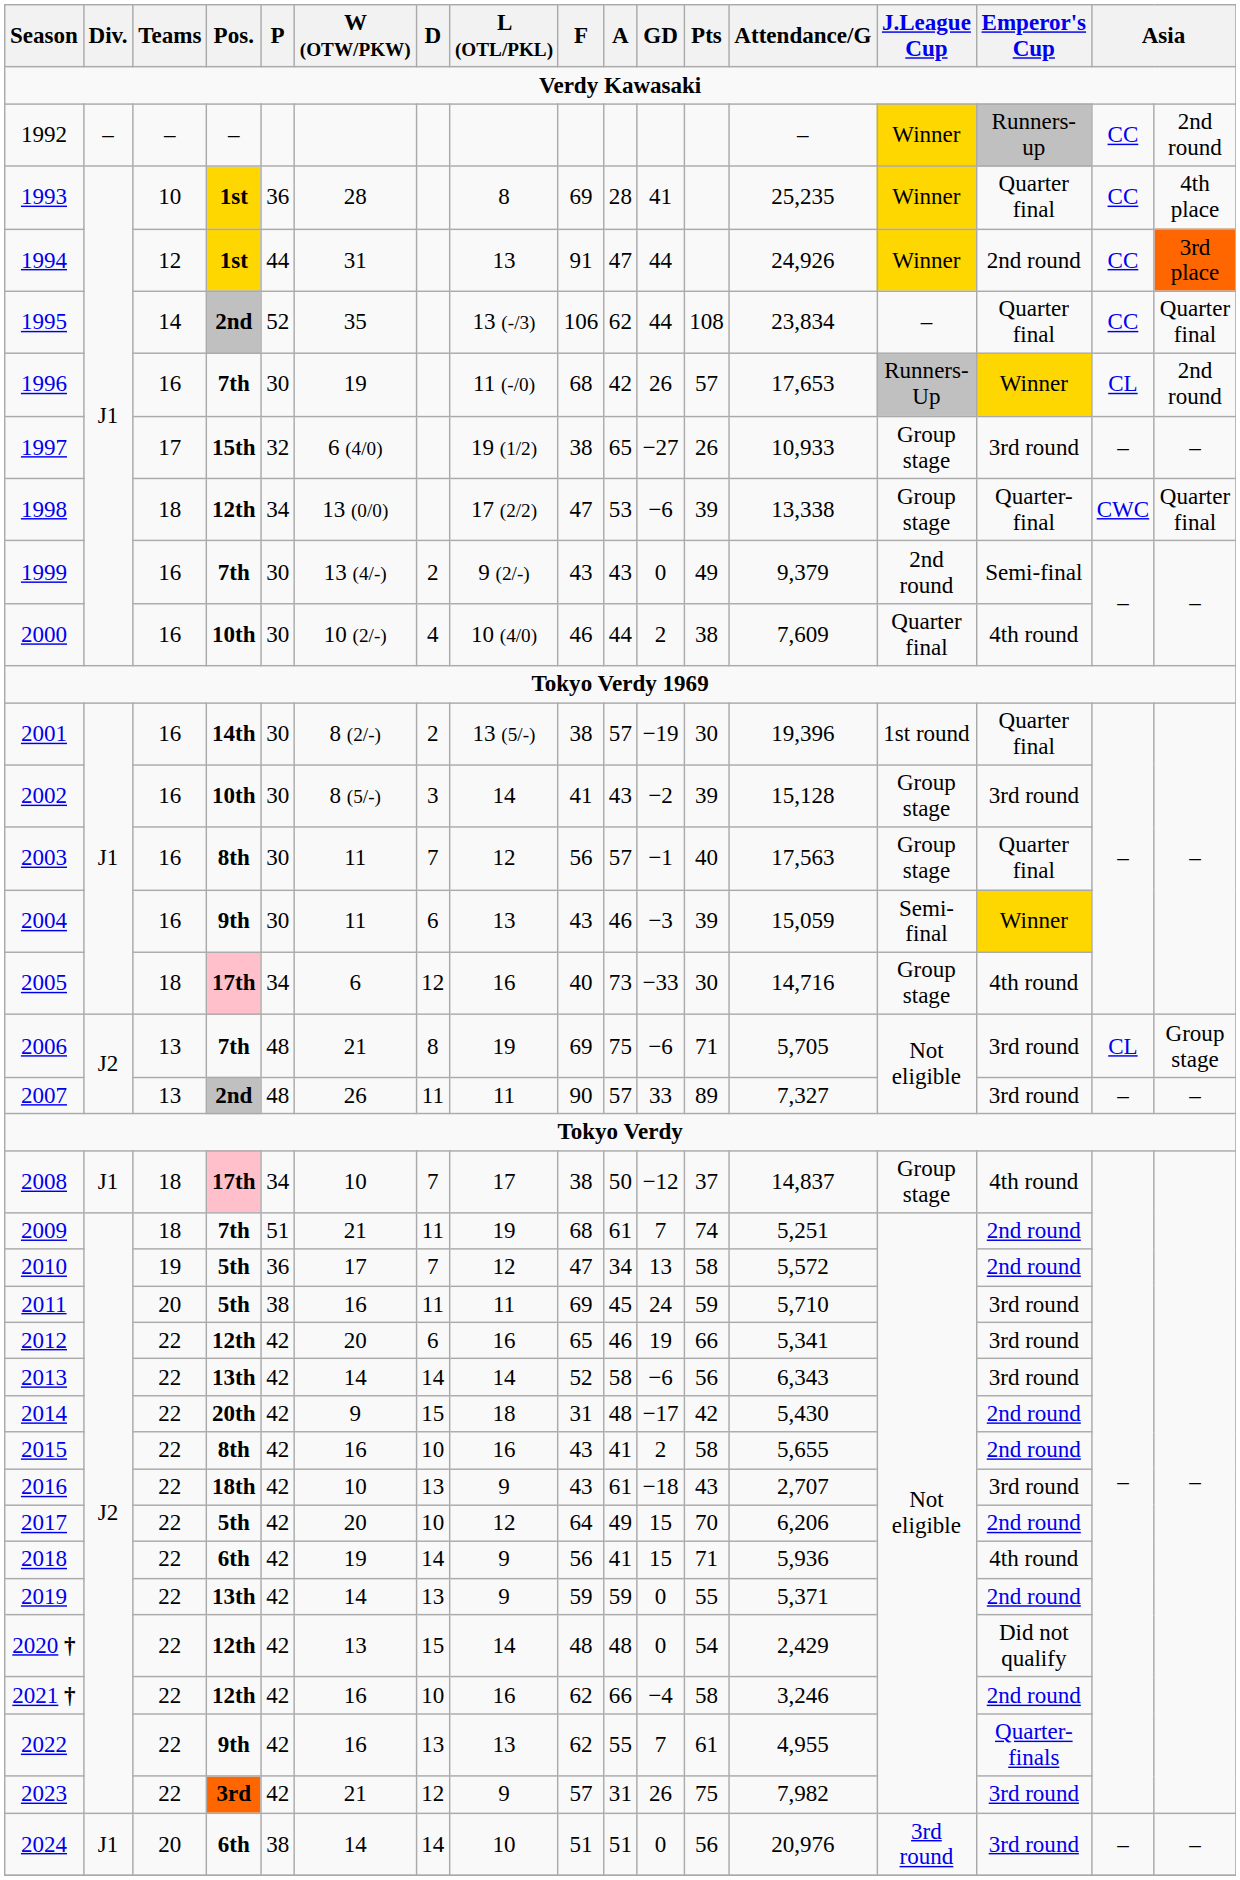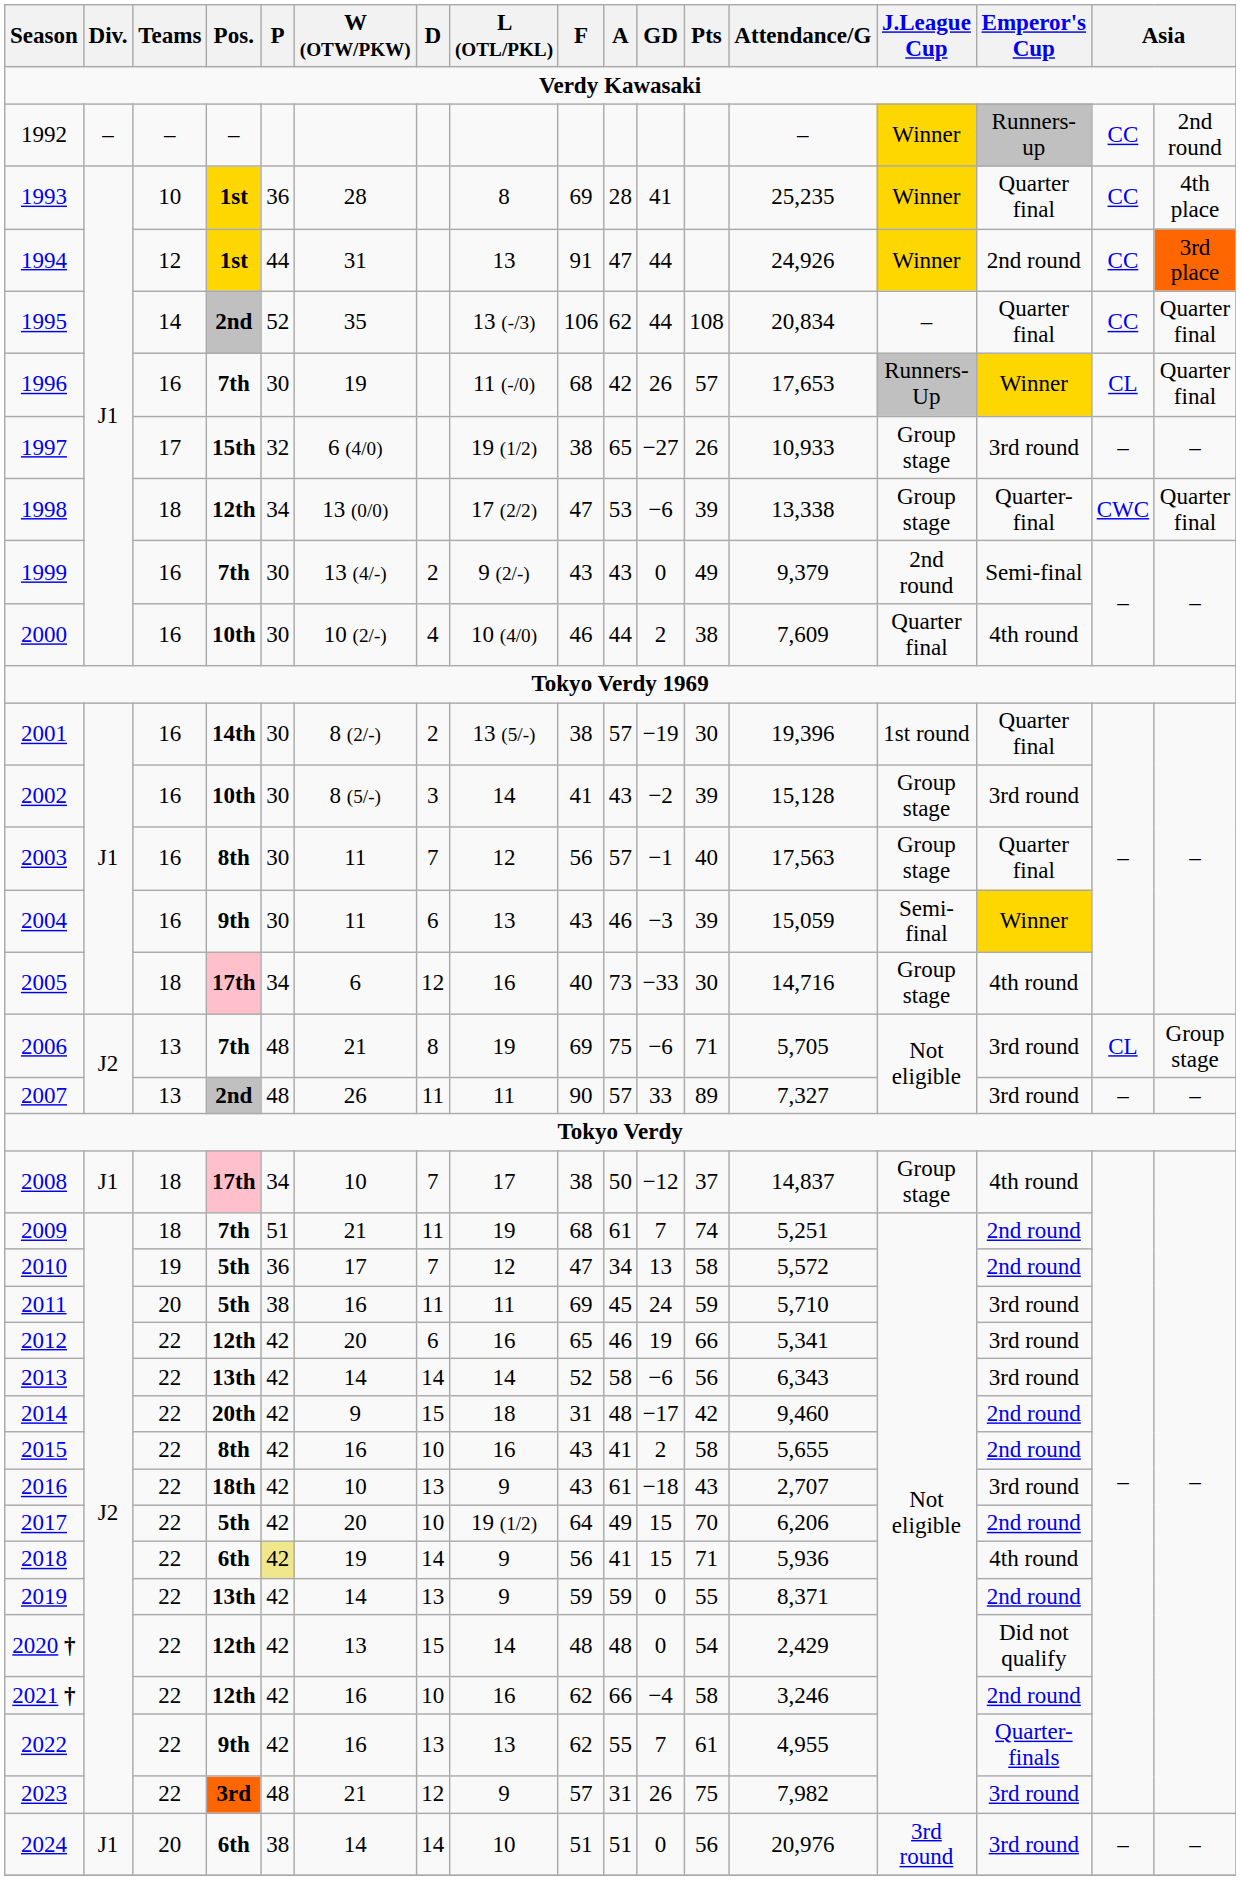(803, 322) 23,834 -> (803, 322) 20,834
(1195, 384) 2nd round -> (1195, 384) Quarter final
(803, 1413) 5,430 -> (803, 1413) 9,460
(504, 1523) 12 -> (504, 1523) 19 (1/2)
(278, 1559) no background -> (278, 1559) khaki background
(803, 1596) 5,371 -> (803, 1596) 8,371
(278, 1794) 42 -> (278, 1794) 48
